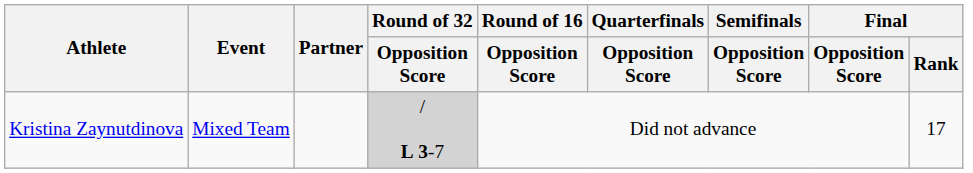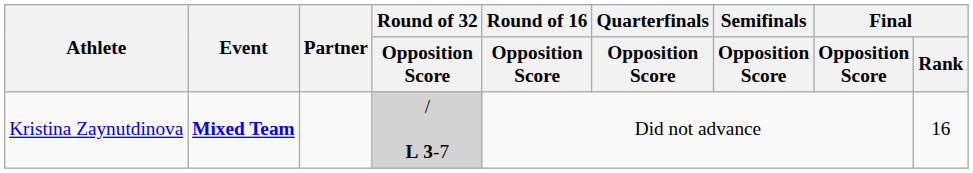(241, 130) normal -> (243, 130) bold
(936, 130) 17 -> (941, 130) 16
